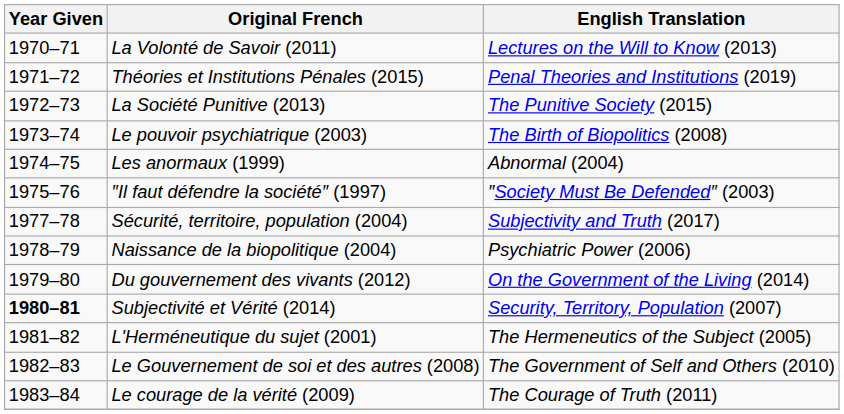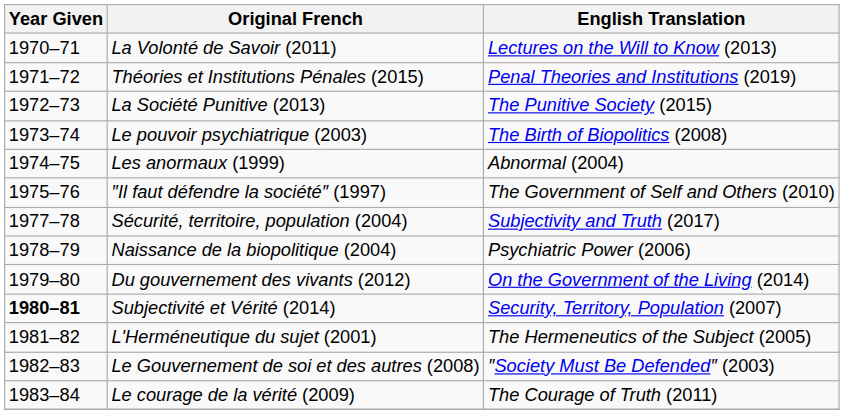(631, 192) ″Society Must Be Defended″ (2003) -> (661, 192) The Government of Self and Others (2010)
(661, 366) The Government of Self and Others (2010) -> (631, 366) ″Society Must Be Defended″ (2003)
